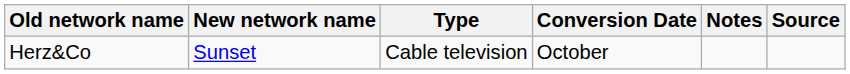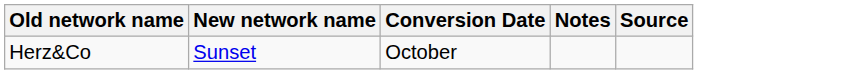- column: (456, 20)
